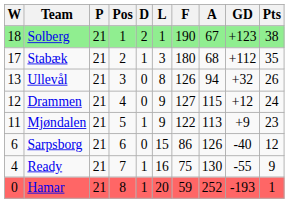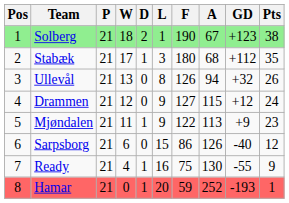columns swapped: (123, 15) <-> (14, 15)
